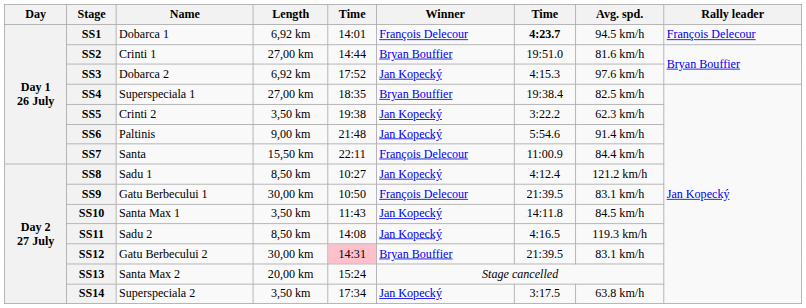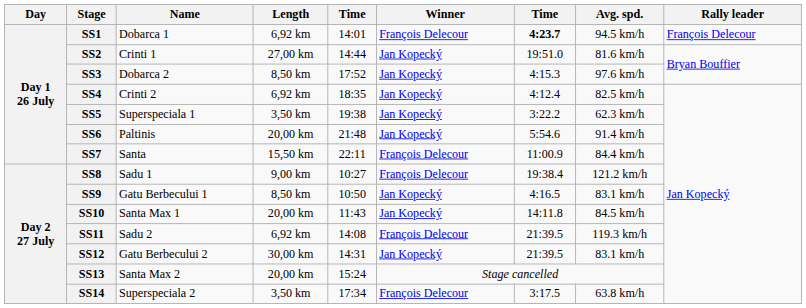(416, 54) Bryan Bouffier -> (411, 54) Jan Kopecký
(291, 74) 6,92 km -> (291, 74) 8,50 km
(157, 94) Superspeciala 1 -> (138, 94) Crinti 2
(291, 94) 27,00 km -> (291, 94) 6,92 km
(416, 94) Bryan Bouffier -> (411, 94) Jan Kopecký
(545, 94) 19:38.4 -> (545, 94) 4:12.4
(138, 114) Crinti 2 -> (157, 114) Superspeciala 1
(291, 134) 9,00 km -> (291, 134) 20,00 km
(291, 174) 8,50 km -> (291, 174) 9,00 km
(411, 174) Jan Kopecký -> (424, 174) François Delecour
(545, 174) 4:12.4 -> (545, 174) 19:38.4
(291, 194) 30,00 km -> (291, 194) 8,50 km
(424, 194) François Delecour -> (411, 194) Jan Kopecký
(545, 194) 21:39.5 -> (545, 194) 4:16.5
(291, 214) 3,50 km -> (291, 214) 20,00 km
(291, 234) 8,50 km -> (291, 234) 6,92 km
(411, 234) Jan Kopecký -> (424, 234) François Delecour
(545, 234) 4:16.5 -> (545, 234) 21:39.5
(352, 254) pink background -> (352, 254) no background
(416, 254) Bryan Bouffier -> (411, 254) Jan Kopecký
(411, 294) Jan Kopecký -> (424, 294) François Delecour
